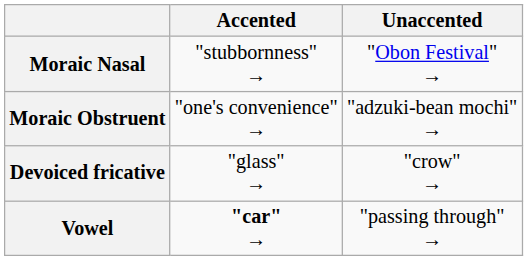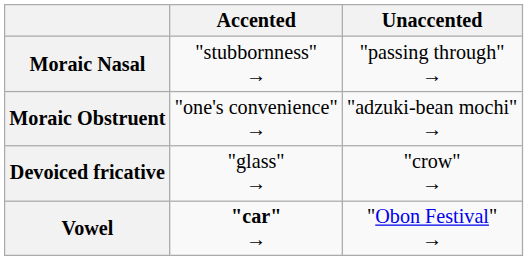(432, 63) "Obon Festival" → -> (432, 63) "passing through" →
(432, 227) "passing through" → -> (432, 227) "Obon Festival" →
